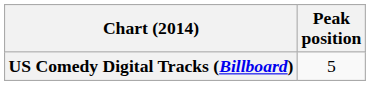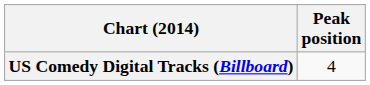(331, 66) 5 -> (331, 66) 4
